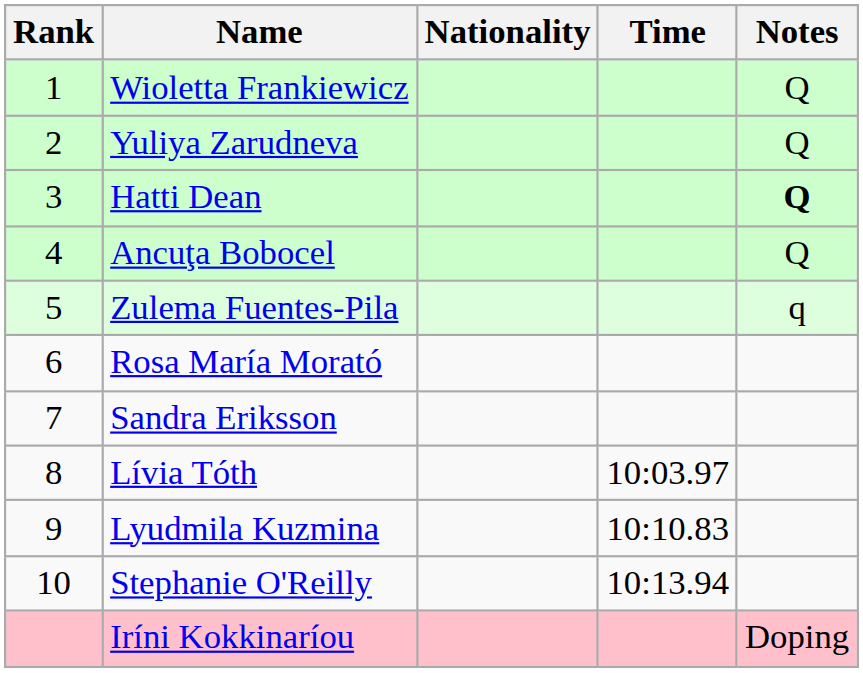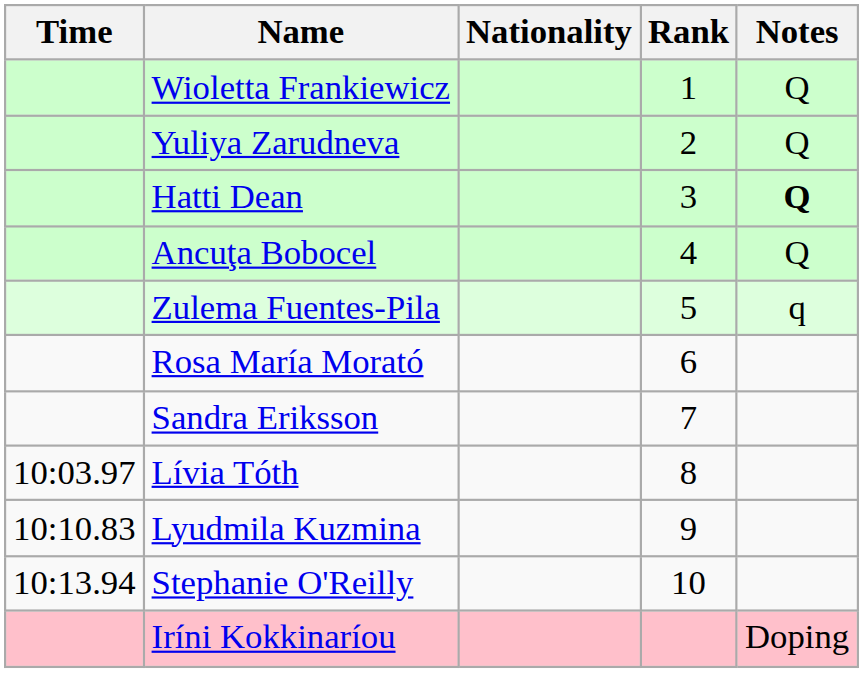columns swapped: (54, 32) <-> (668, 32)
